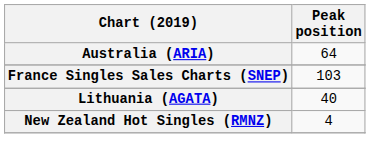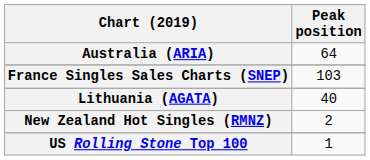(329, 121) 4 -> (329, 121) 2
+ row: (148, 144)
